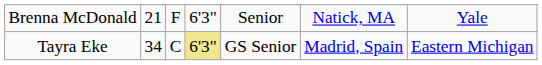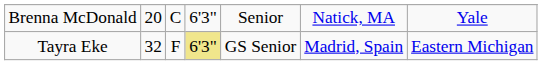(153, 18) 21 -> (153, 18) 20
(176, 18) F -> (176, 18) C
(153, 45) 34 -> (153, 45) 32
(176, 45) C -> (176, 45) F
